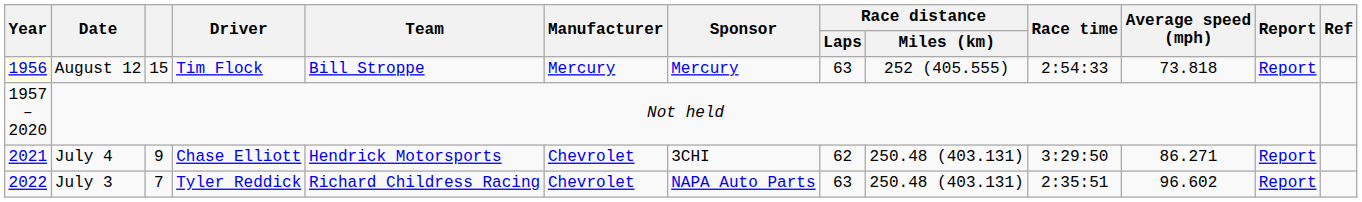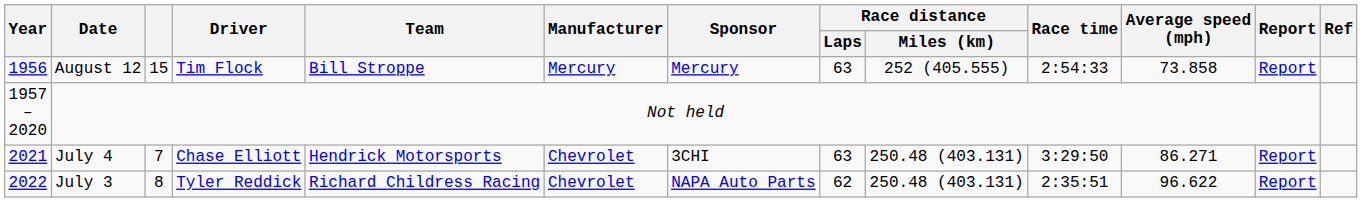(28, 70) lightyellow background -> (28, 70) no background
(1188, 70) 73.818 -> (1188, 70) 73.858
(159, 158) 9 -> (159, 158) 7
(843, 158) 62 -> (843, 158) 63
(159, 184) 7 -> (159, 184) 8
(843, 184) 63 -> (843, 184) 62
(1188, 184) 96.602 -> (1188, 184) 96.622
